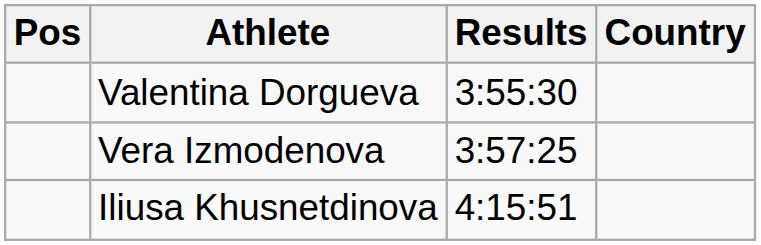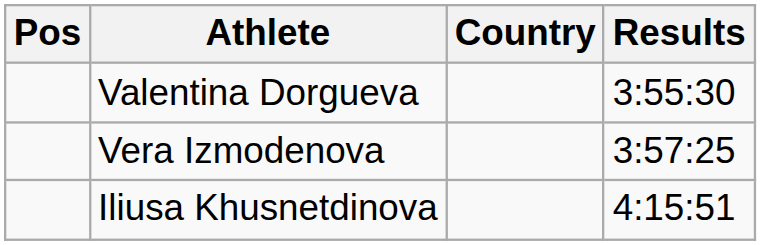columns swapped: (675, 33) <-> (521, 33)
